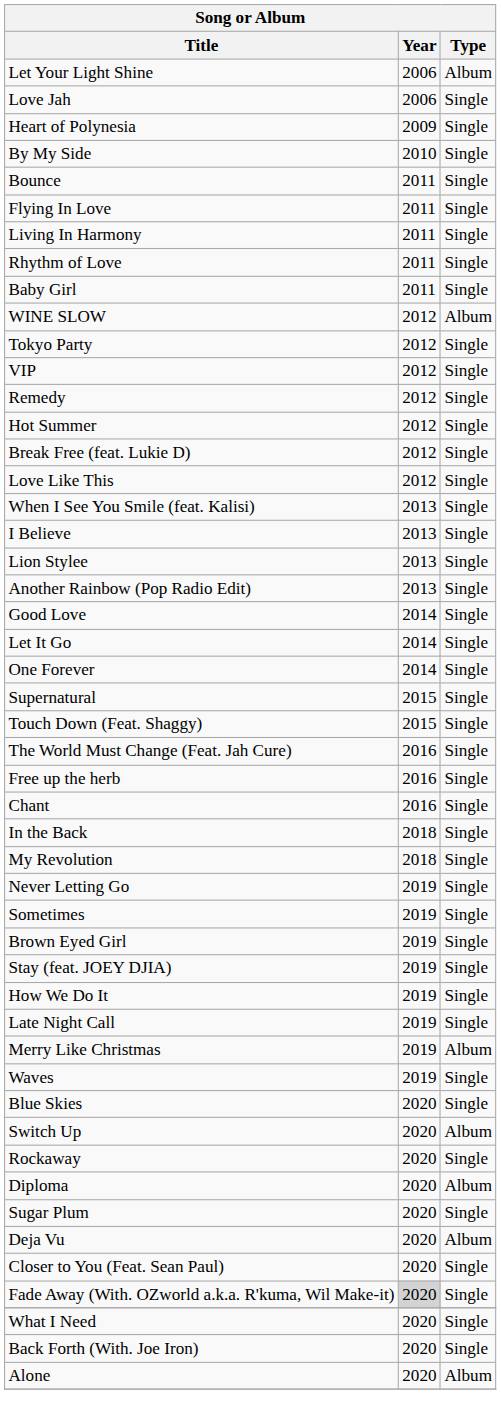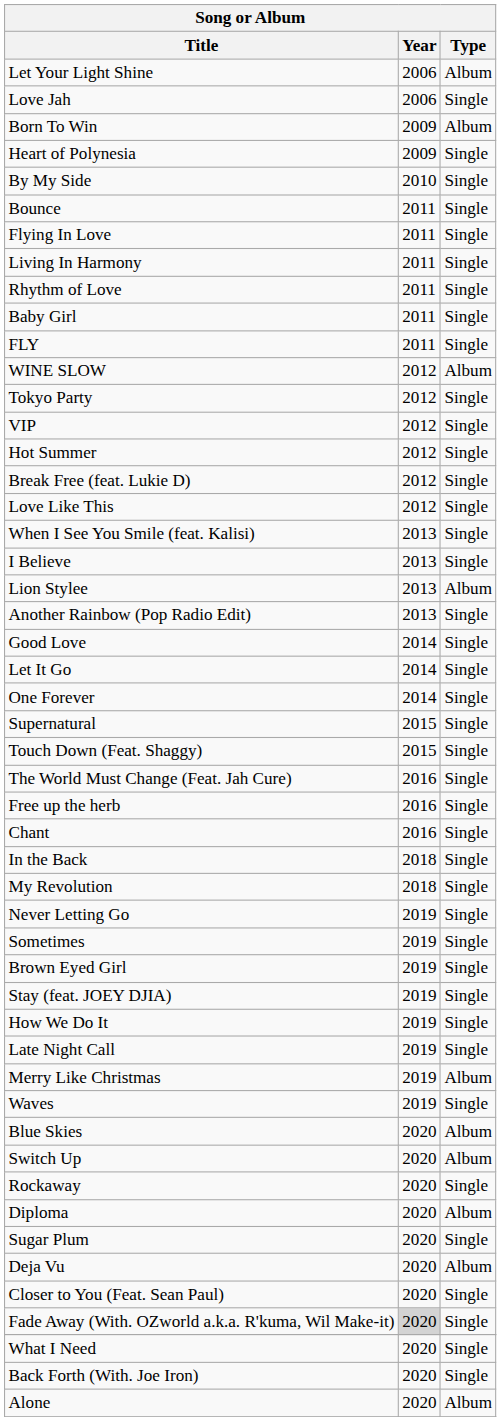+ row: (53, 126)
+ row: (24, 343)
- row: (37, 398)
(466, 561) Single -> (468, 588) Album
(466, 1104) Single -> (468, 1131) Album
